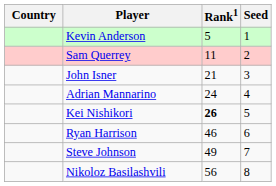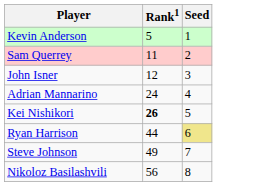- column: (34, 15)
(211, 75) 21 -> (152, 75) 12
(211, 133) 46 -> (152, 133) 44
(247, 133) no background -> (188, 133) khaki background
